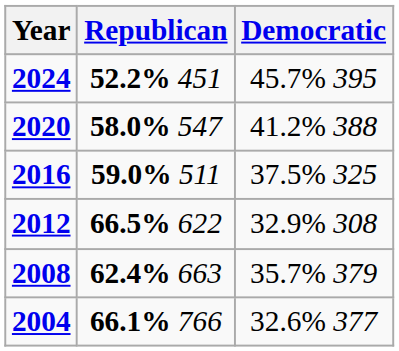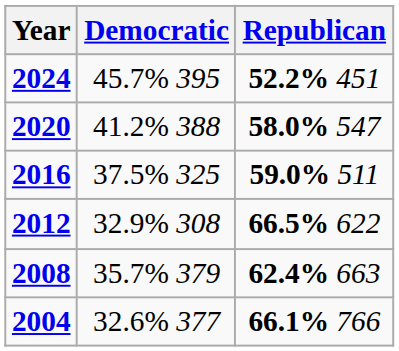columns swapped: (156, 29) <-> (314, 29)
